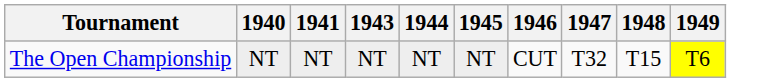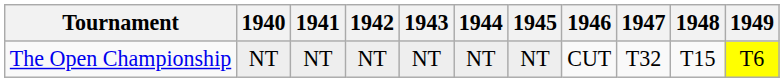+ column: (372, 22)
